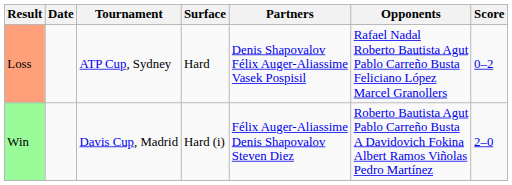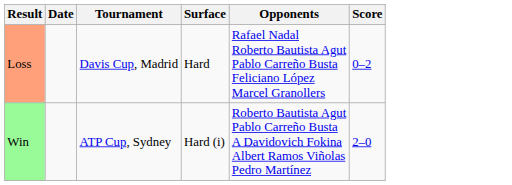- column: (290, 14)
(125, 63) ATP Cup, Sydney -> (129, 63) Davis Cup, Madrid
(129, 141) Davis Cup, Madrid -> (125, 141) ATP Cup, Sydney
